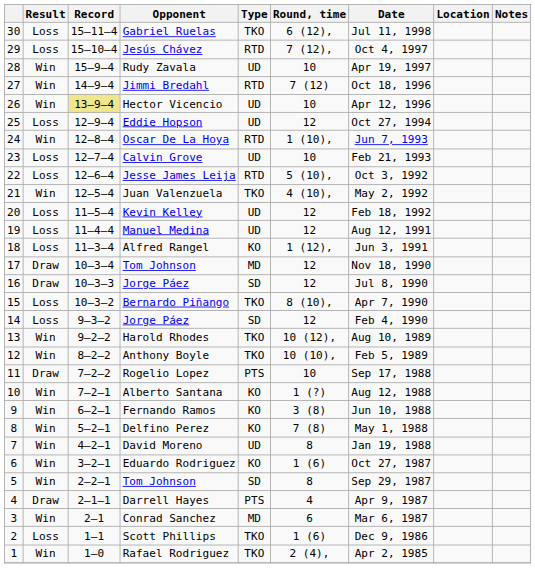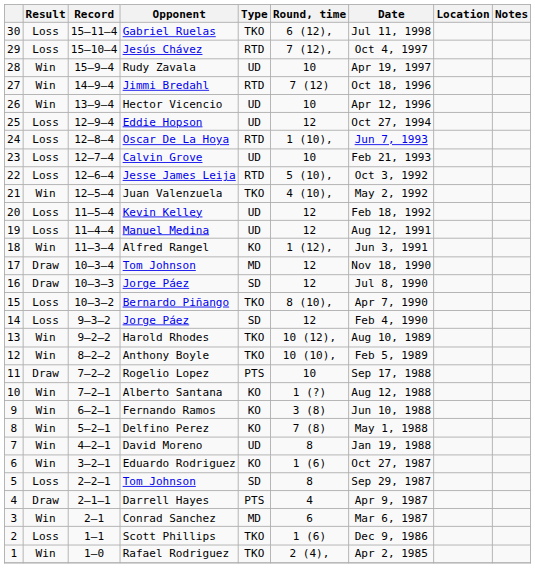(94, 103) khaki background -> (94, 103) no background
(46, 139) Win -> (46, 139) Loss
(46, 248) Loss -> (46, 248) Win
(46, 482) Win -> (46, 482) Loss
